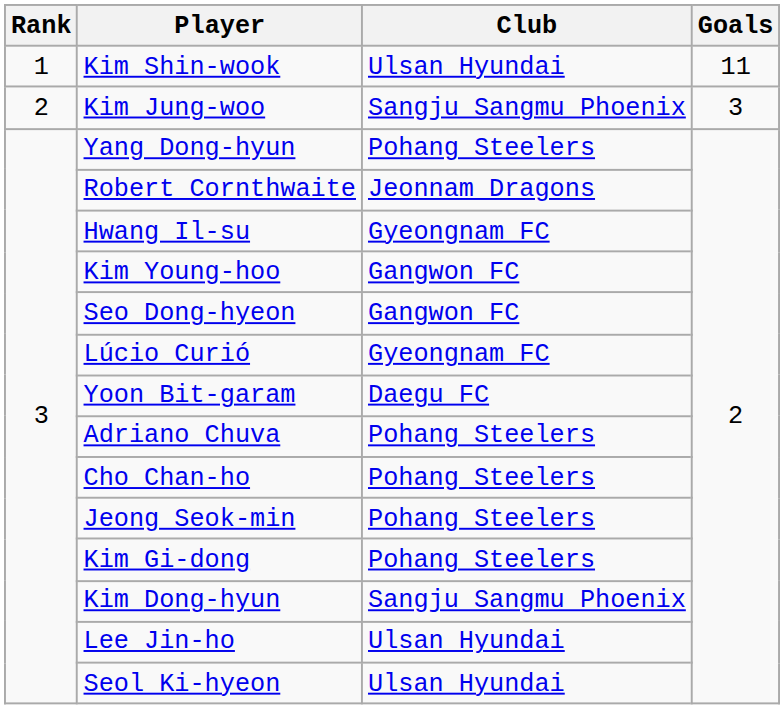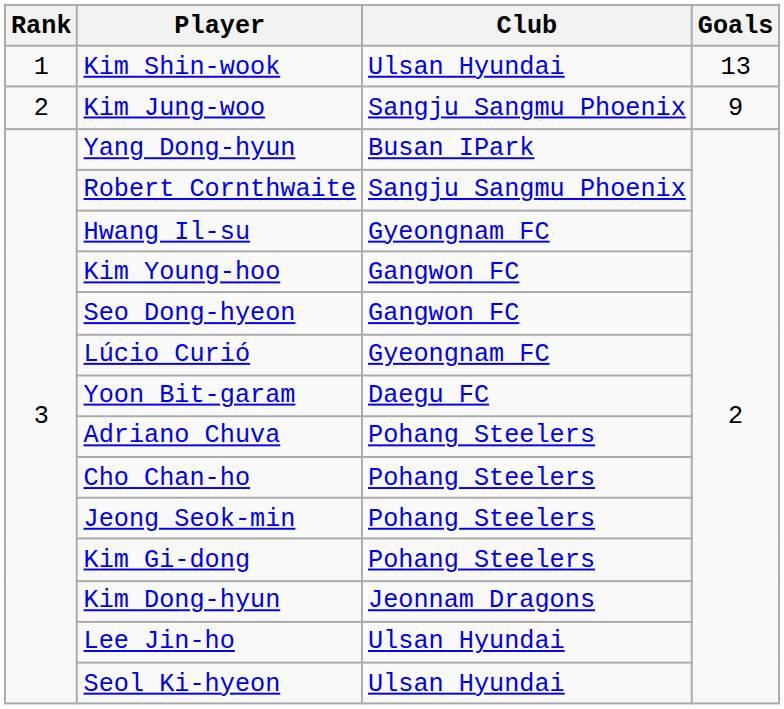(736, 67) 11 -> (736, 67) 13
(736, 108) 3 -> (736, 108) 9
(482, 149) Pohang Steelers -> (451, 149) Busan IPark
(482, 190) Jeonnam Dragons -> (527, 190) Sangju Sangmu Phoenix
(527, 601) Sangju Sangmu Phoenix -> (482, 601) Jeonnam Dragons
